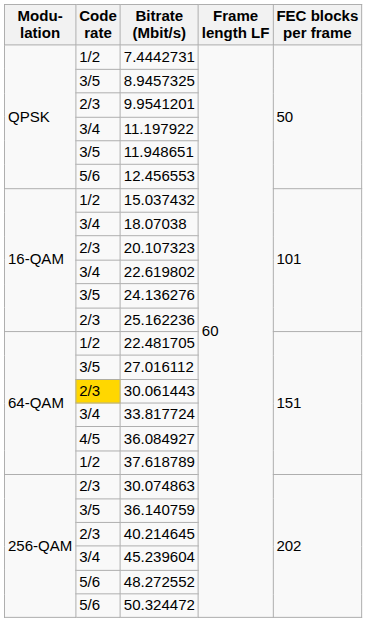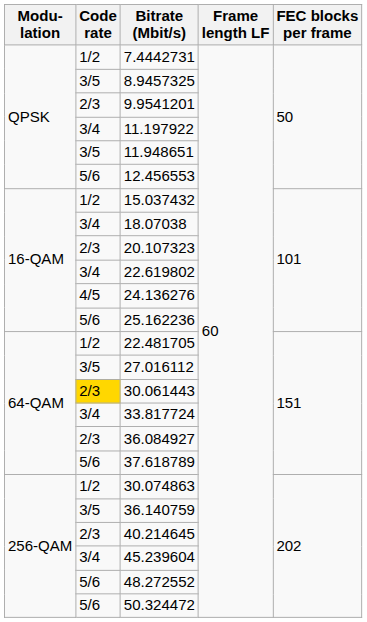(90, 295) 3/5 -> (90, 295) 4/5
(90, 319) 2/3 -> (90, 319) 5/6
(90, 438) 4/5 -> (90, 438) 2/3
(90, 462) 1/2 -> (90, 462) 5/6
(90, 486) 2/3 -> (90, 486) 1/2
